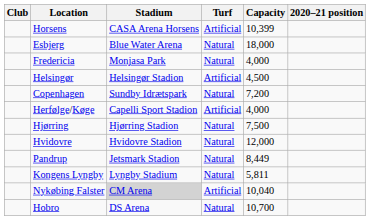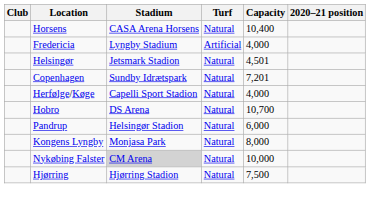(223, 28) Artificial -> (219, 28) Natural
(260, 28) 10,399 -> (260, 28) 10,400
- row: (49, 45)
(137, 61) Monjasa Park -> (143, 45) Lyngby Stadium
(219, 61) Natural -> (223, 45) Artificial
(146, 77) Helsingør Stadion -> (144, 61) Jetsmark Stadion
(223, 77) Artificial -> (219, 61) Natural
(258, 77) 4,500 -> (258, 61) 4,501
(258, 93) 7,200 -> (258, 77) 7,201
(223, 110) Artificial -> (219, 93) Natural
rows swapped: (46, 207) <-> (51, 126)
- row: (52, 142)
(144, 158) Jetsmark Stadion -> (146, 126) Helsingør Stadion
(258, 158) 8,449 -> (258, 126) 6,000
(143, 175) Lyngby Stadium -> (137, 142) Monjasa Park
(257, 175) 5,811 -> (258, 142) 8,000
(223, 191) Artificial -> (219, 158) Natural
(260, 191) 10,040 -> (260, 158) 10,000
